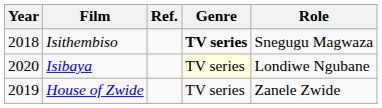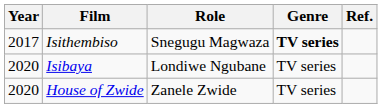columns swapped: (314, 16) <-> (164, 16)
(24, 41) 2018 -> (24, 41) 2017
(215, 66) lightyellow background -> (306, 66) no background
(24, 90) 2019 -> (24, 90) 2020
